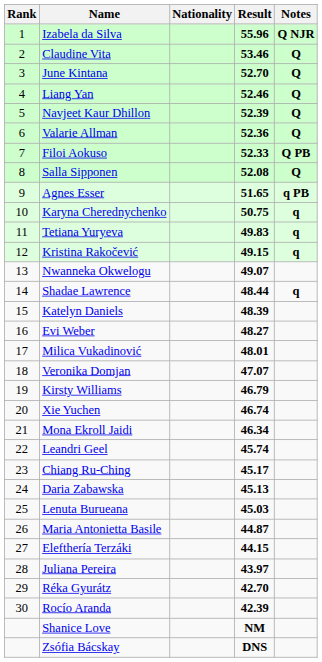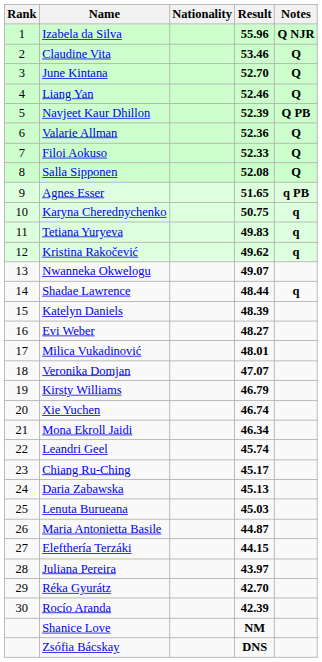(296, 113) Q -> (296, 113) Q PB
(296, 152) Q PB -> (296, 152) Q
(255, 251) 49.15 -> (255, 251) 49.62
